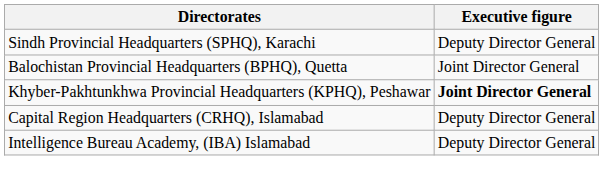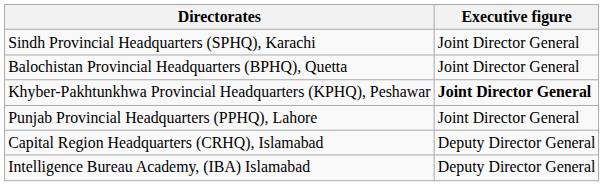(517, 42) Deputy Director General -> (509, 42) Joint Director General
+ row: (163, 117)
